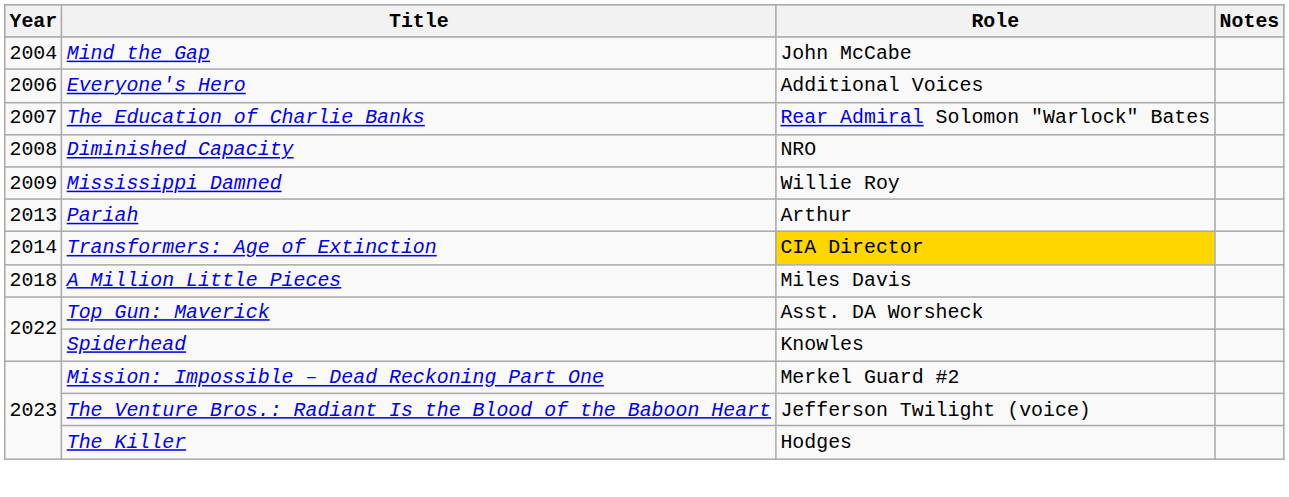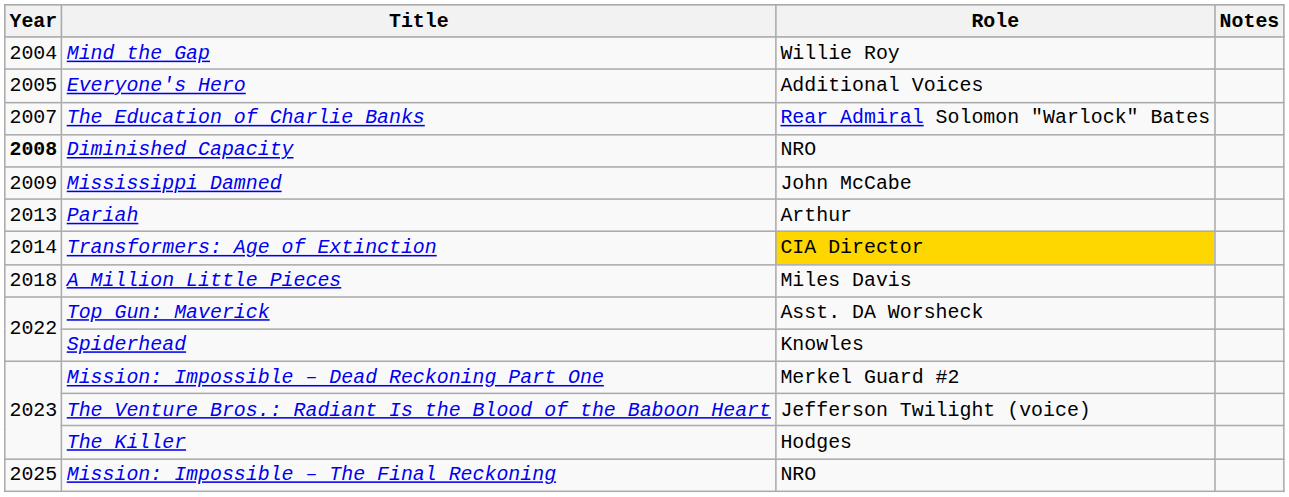(846, 53) John McCabe -> (840, 53) Willie Roy
(33, 86) 2006 -> (33, 86) 2005
(33, 151) normal -> (33, 151) bold
(840, 183) Willie Roy -> (846, 183) John McCabe
+ row: (311, 475)
